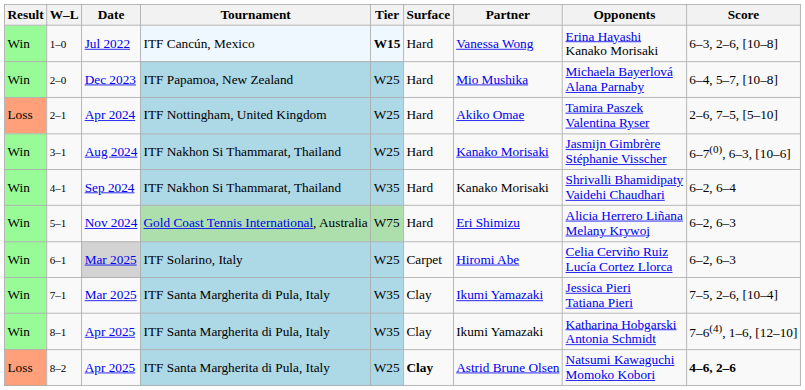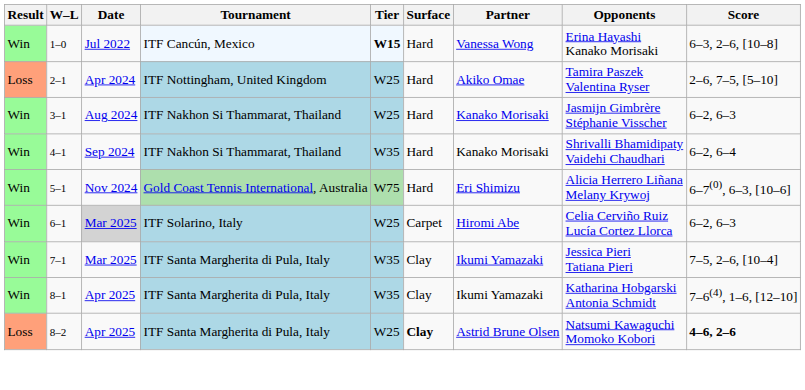- row: (58, 80)
(740, 151) 6–7(0), 6–3, [10–6] -> (713, 115) 6–2, 6–3
(713, 223) 6–2, 6–3 -> (740, 187) 6–7(0), 6–3, [10–6]
